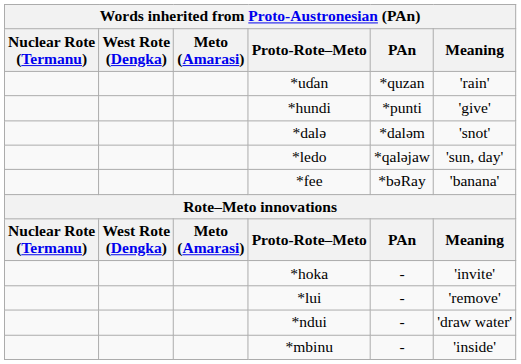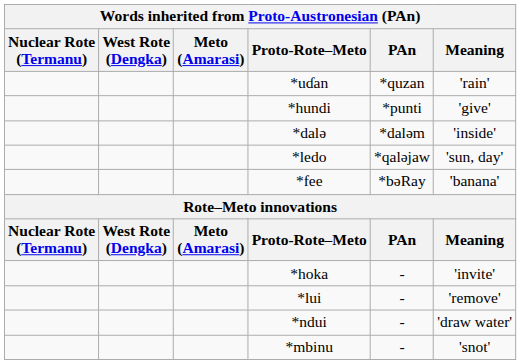(475, 132) 'snot' -> (475, 132) 'inside'
(475, 347) 'inside' -> (475, 347) 'snot'
